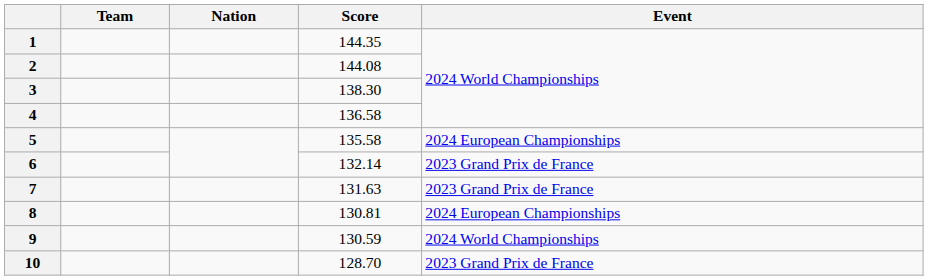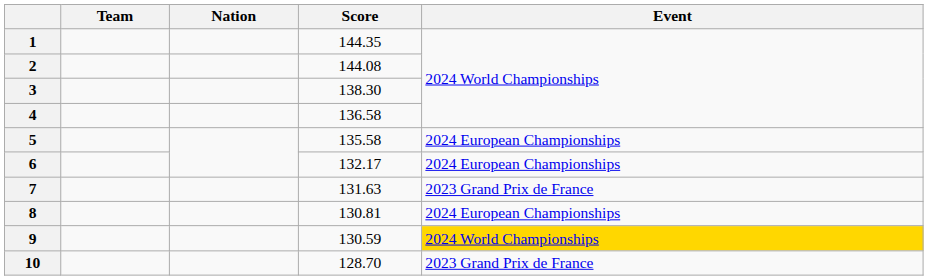(360, 164) 132.14 -> (360, 164) 132.17
(509, 164) 2023 Grand Prix de France -> (523, 164) 2024 European Championships
(512, 238) no background -> (512, 238) gold background
